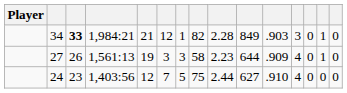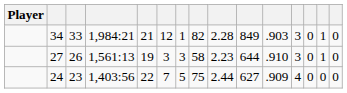(76, 35) bold -> (76, 35) normal
(277, 56) .909 -> (277, 56) .910
(298, 56) 4 -> (298, 56) 3
(147, 77) 12 -> (147, 77) 22
(277, 77) .910 -> (277, 77) .909
